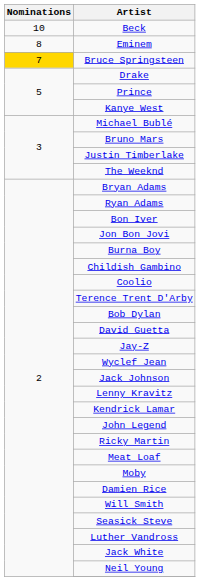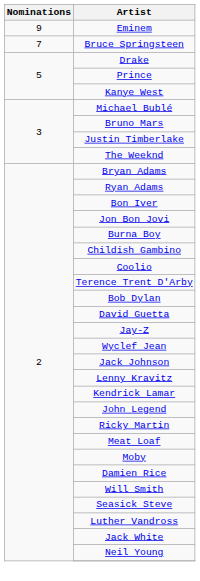- row: (134, 28)
(39, 44) 8 -> (39, 28) 9
(39, 60) gold background -> (39, 44) no background
